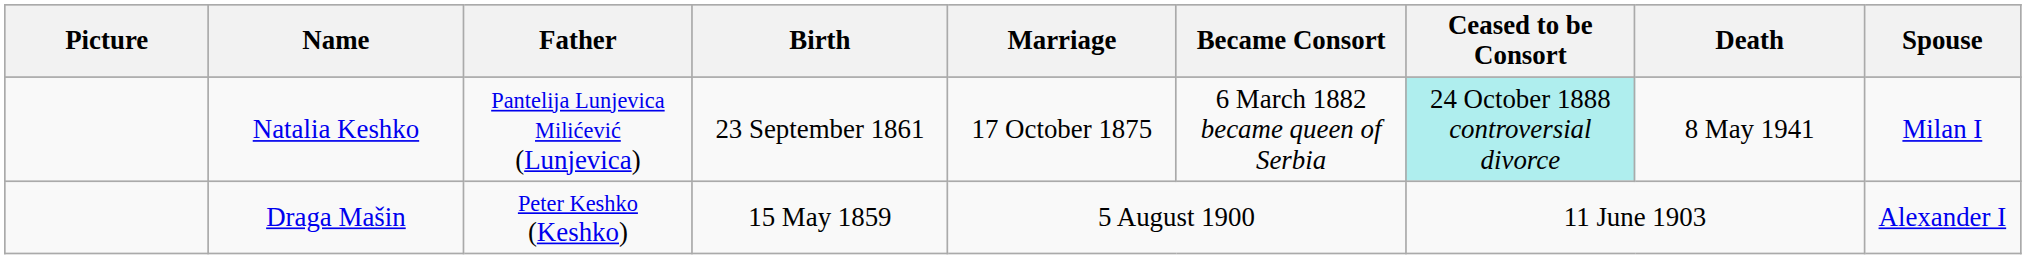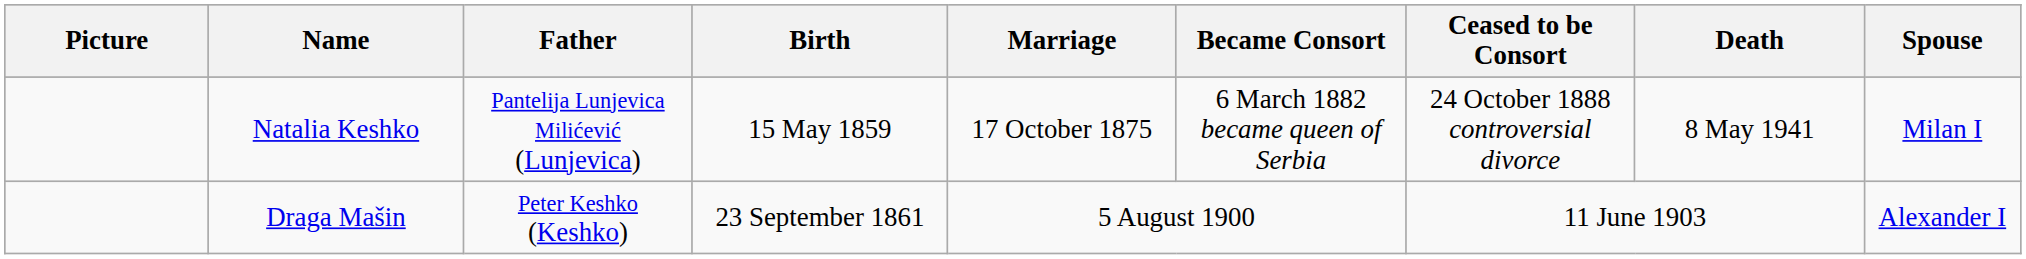(820, 128) 23 September 1861 -> (820, 128) 15 May 1859
(1520, 128) paleturquoise background -> (1520, 128) no background
(820, 216) 15 May 1859 -> (820, 216) 23 September 1861
